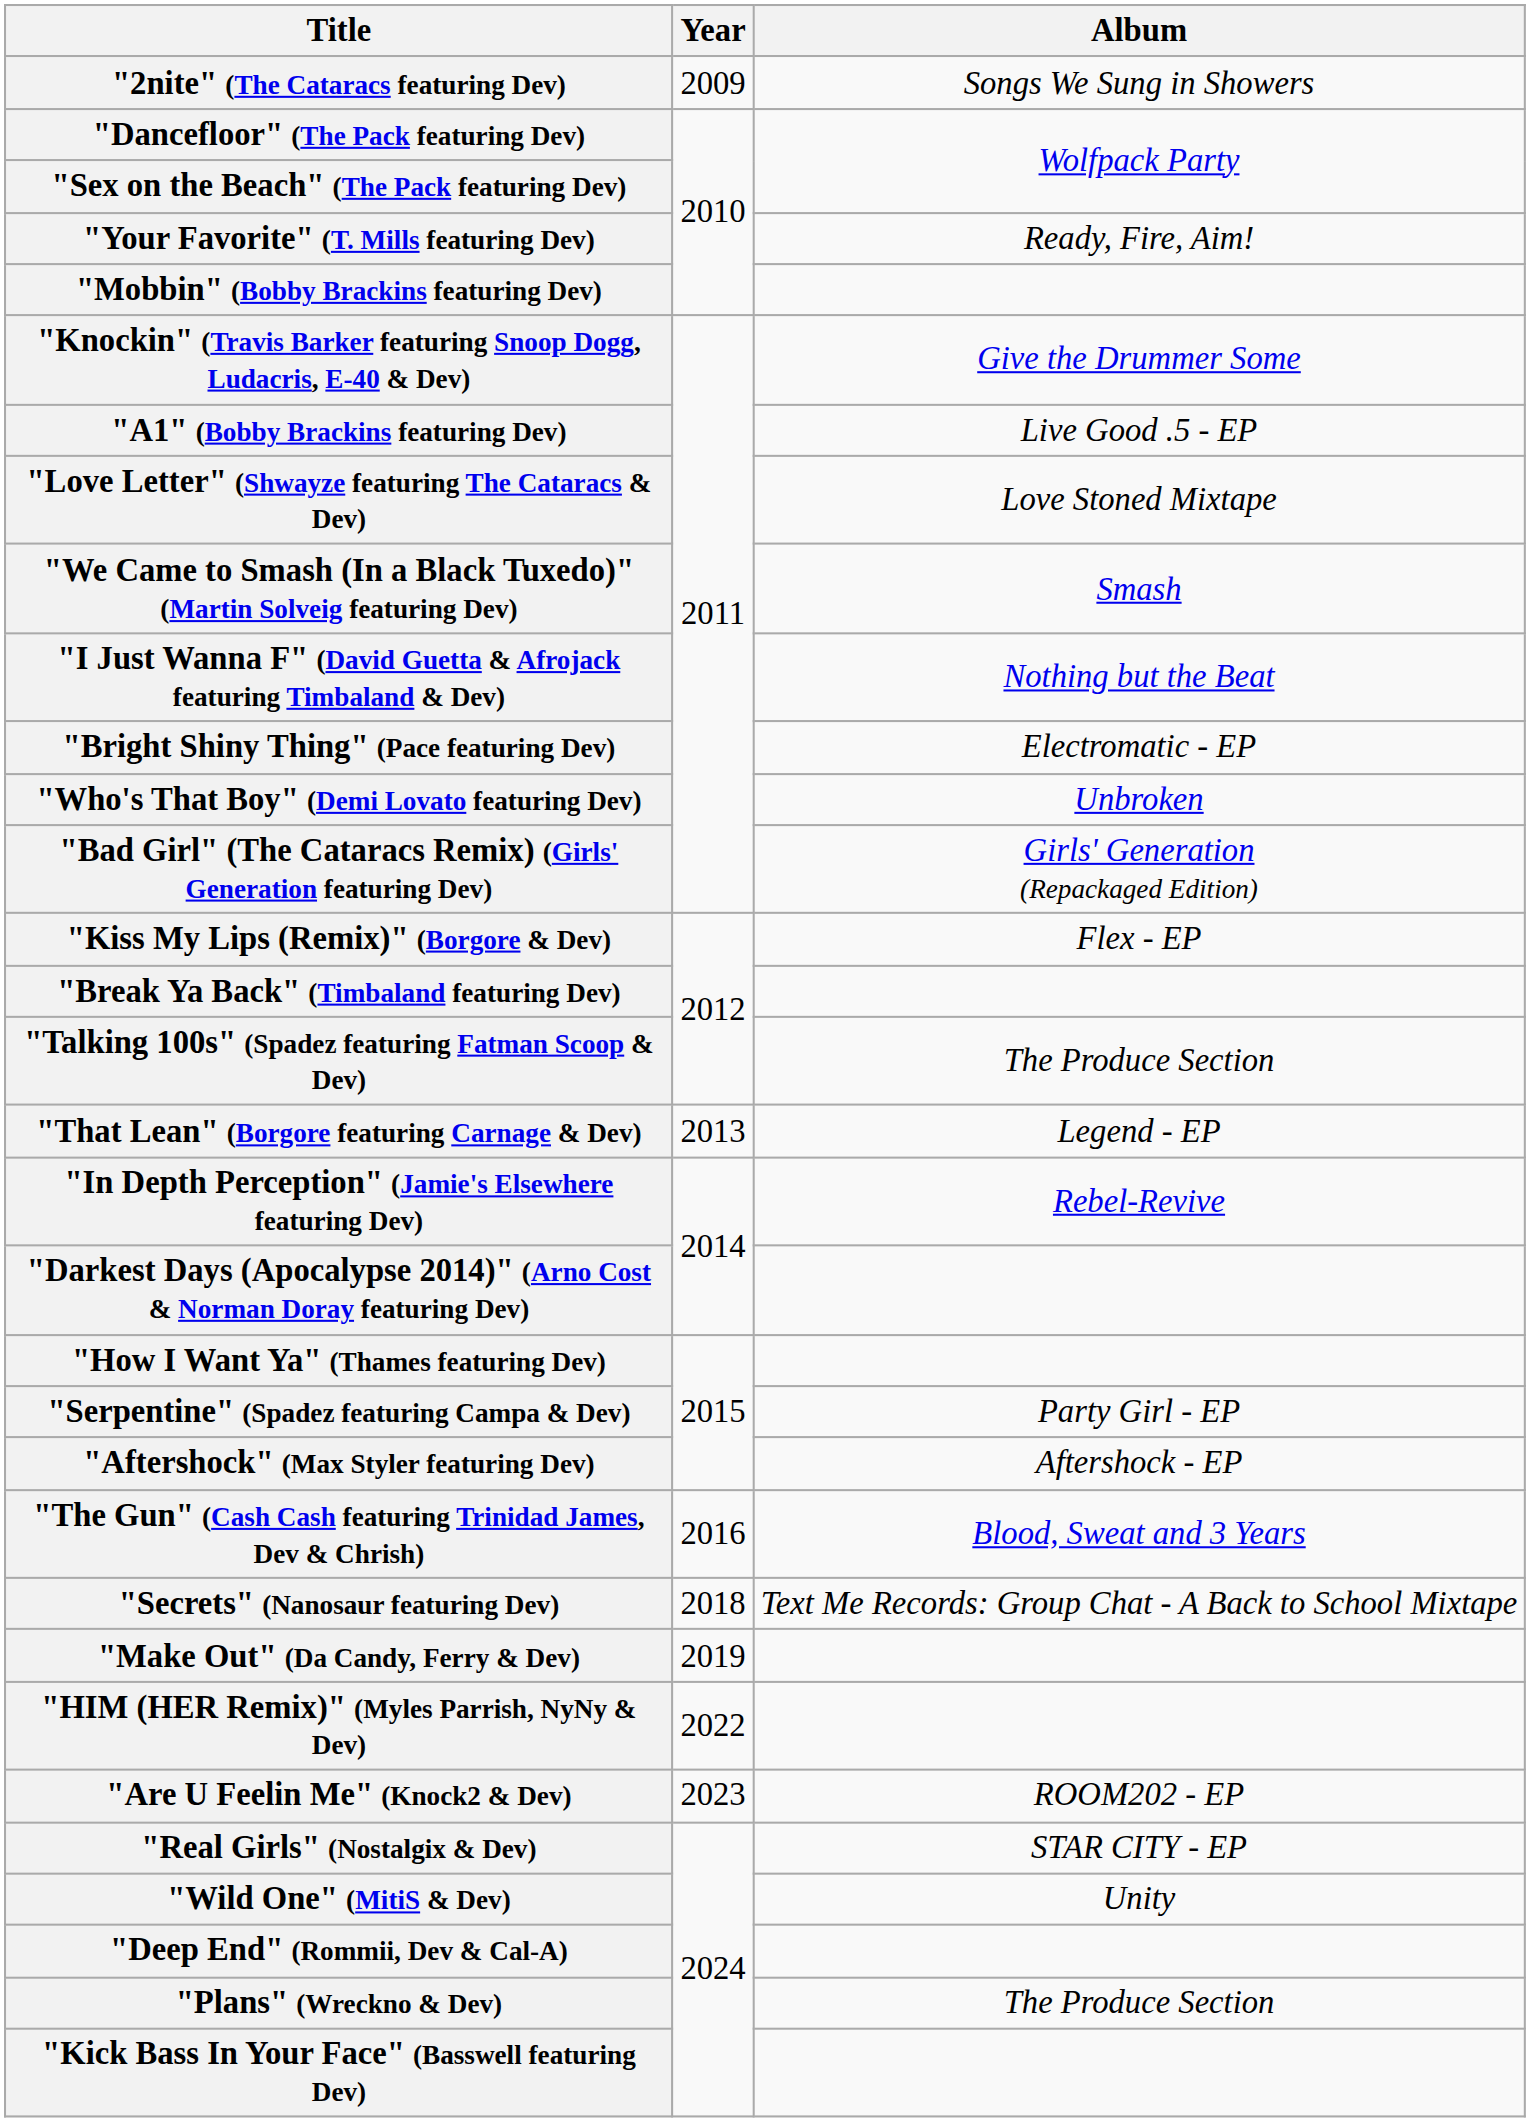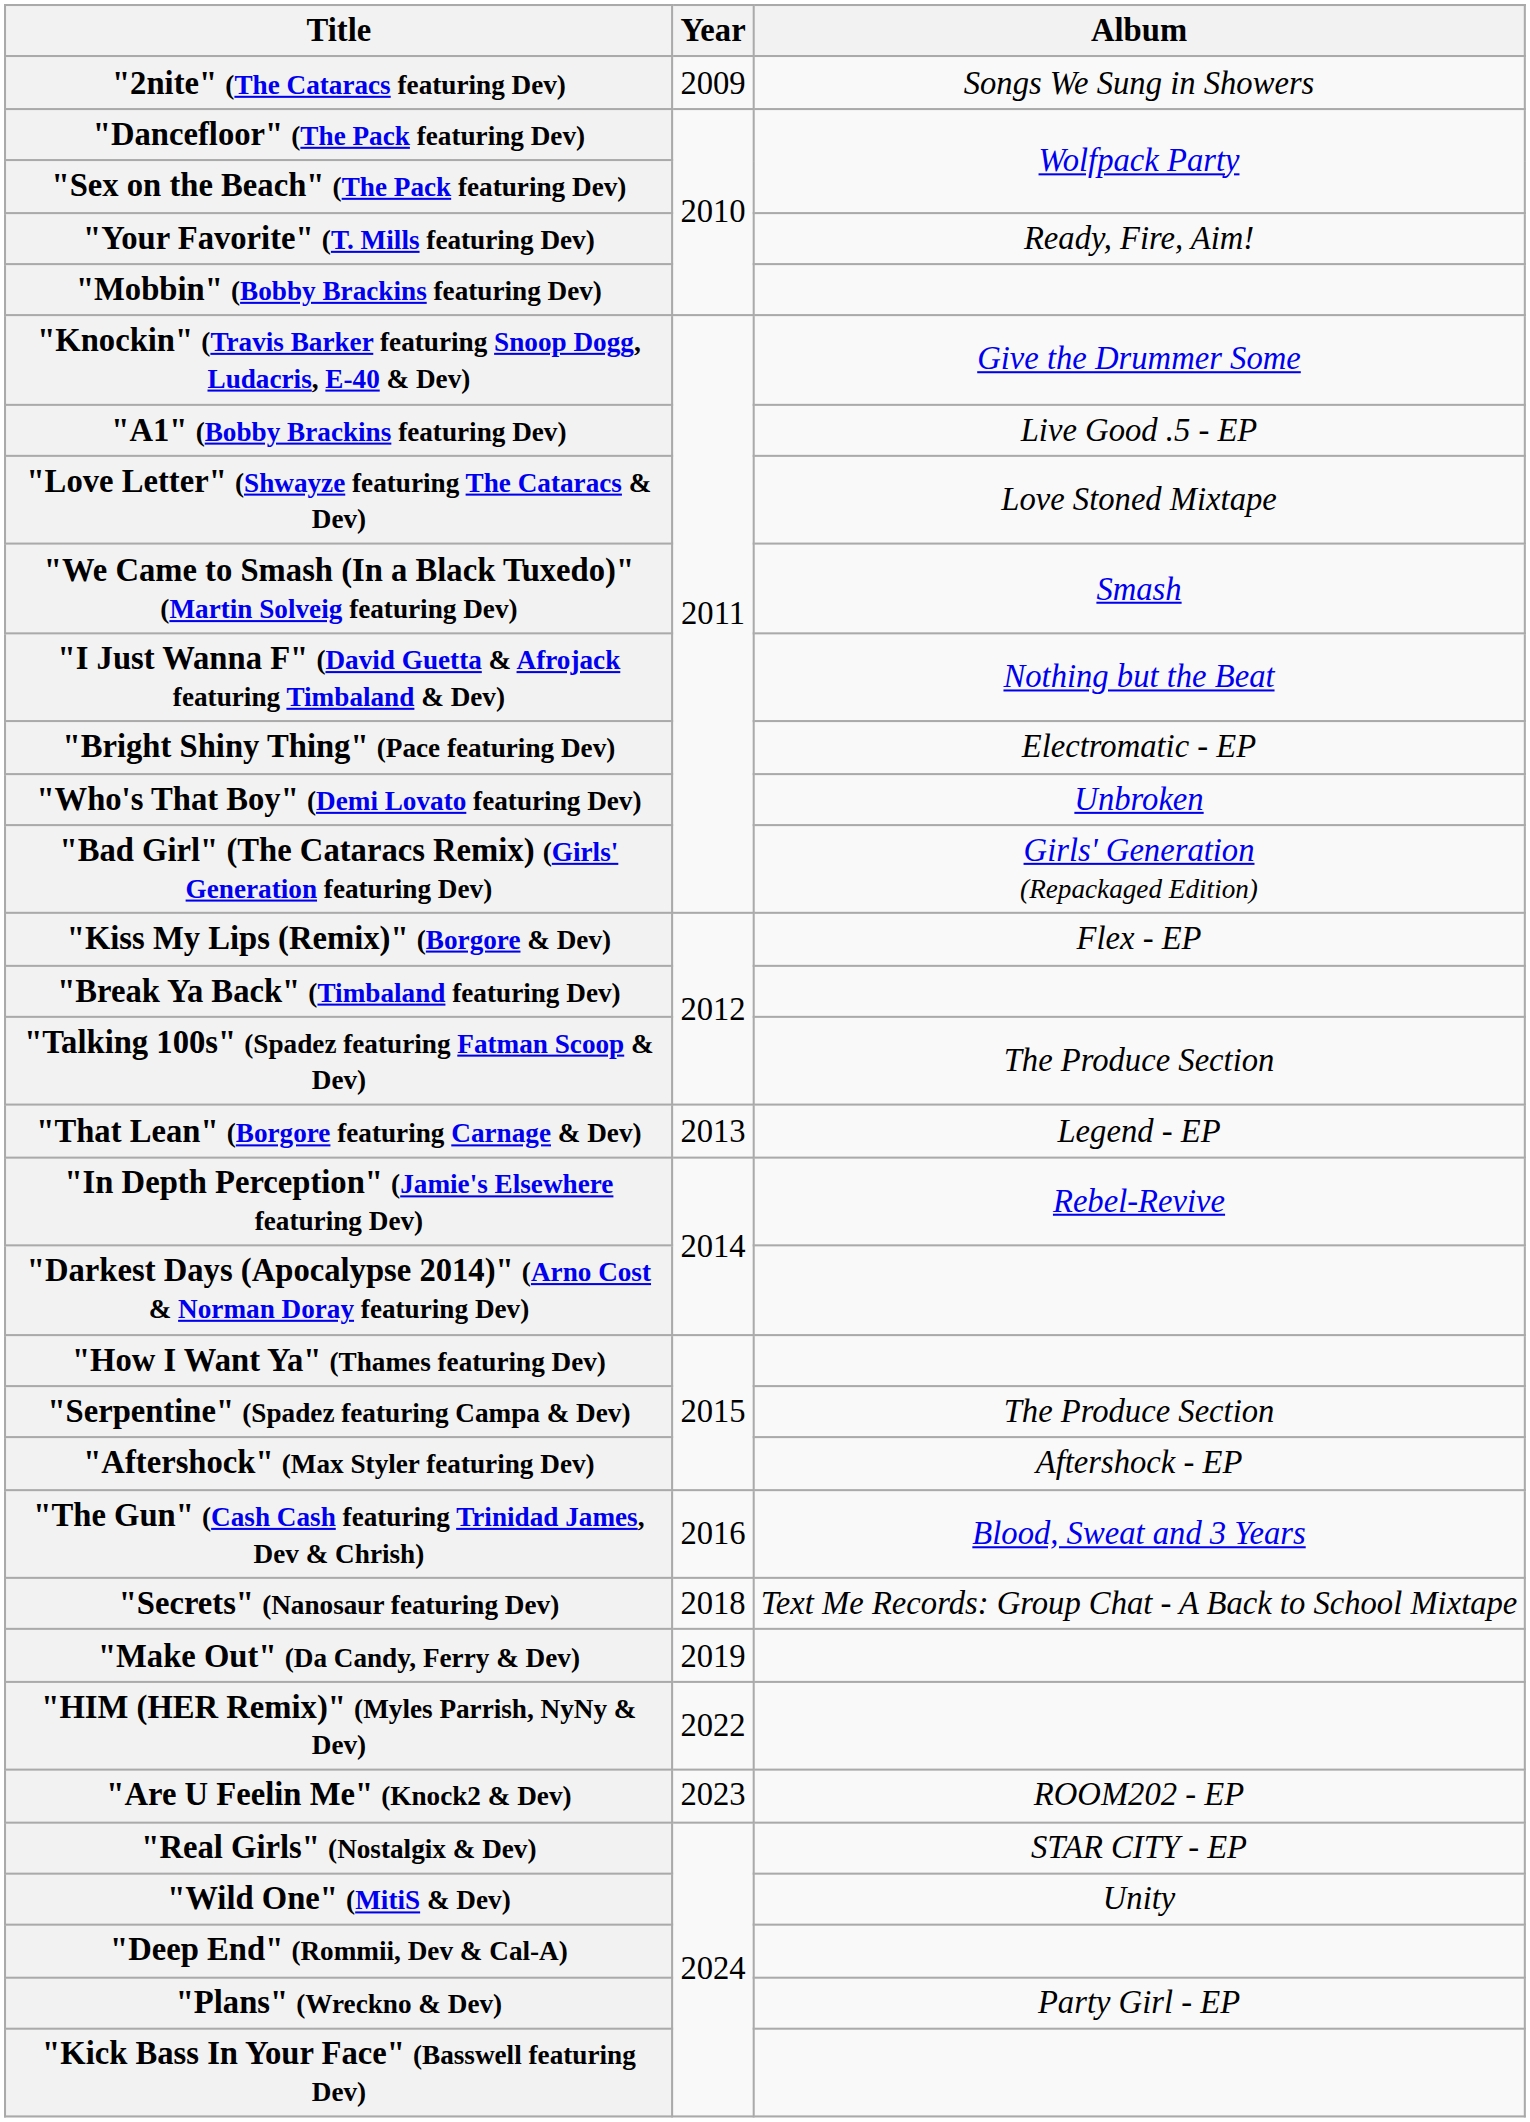(1139, 1411) Party Girl - EP -> (1139, 1411) The Produce Section
(1139, 2002) The Produce Section -> (1139, 2002) Party Girl - EP
